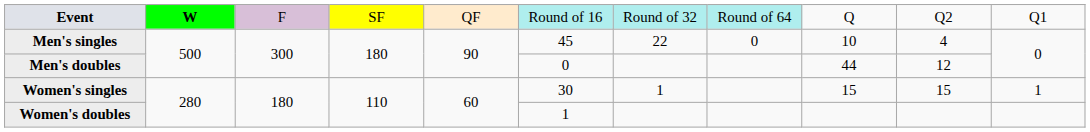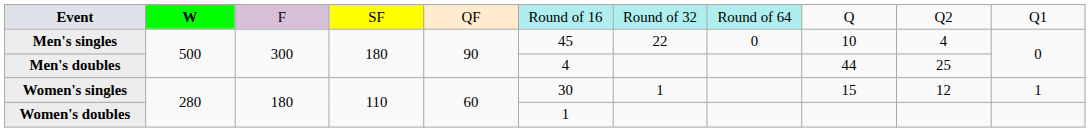(565, 66) 0 -> (565, 66) 4
(943, 66) 12 -> (943, 66) 25
(943, 90) 15 -> (943, 90) 12
